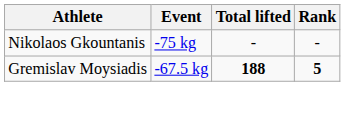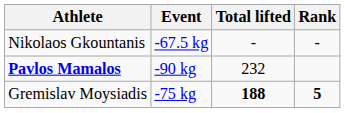(175, 42) -75 kg -> (181, 42) -67.5 kg
+ row: (65, 68)
(181, 68) -67.5 kg -> (175, 94) -75 kg
